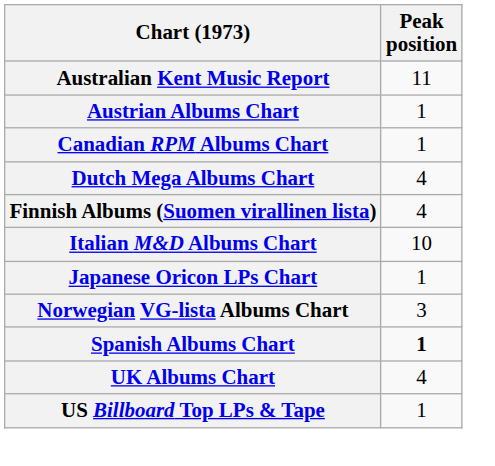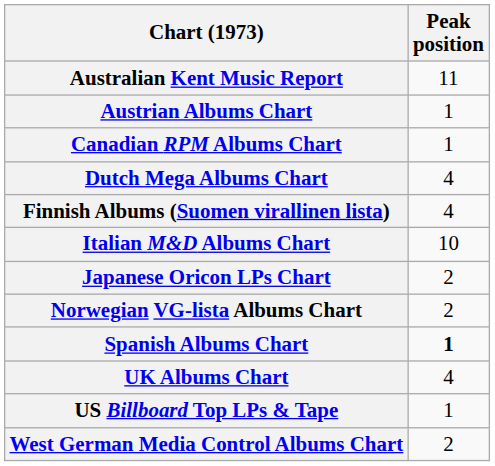(422, 277) 1 -> (448, 277) 2
(422, 310) 3 -> (448, 310) 2
+ row: (206, 443)
